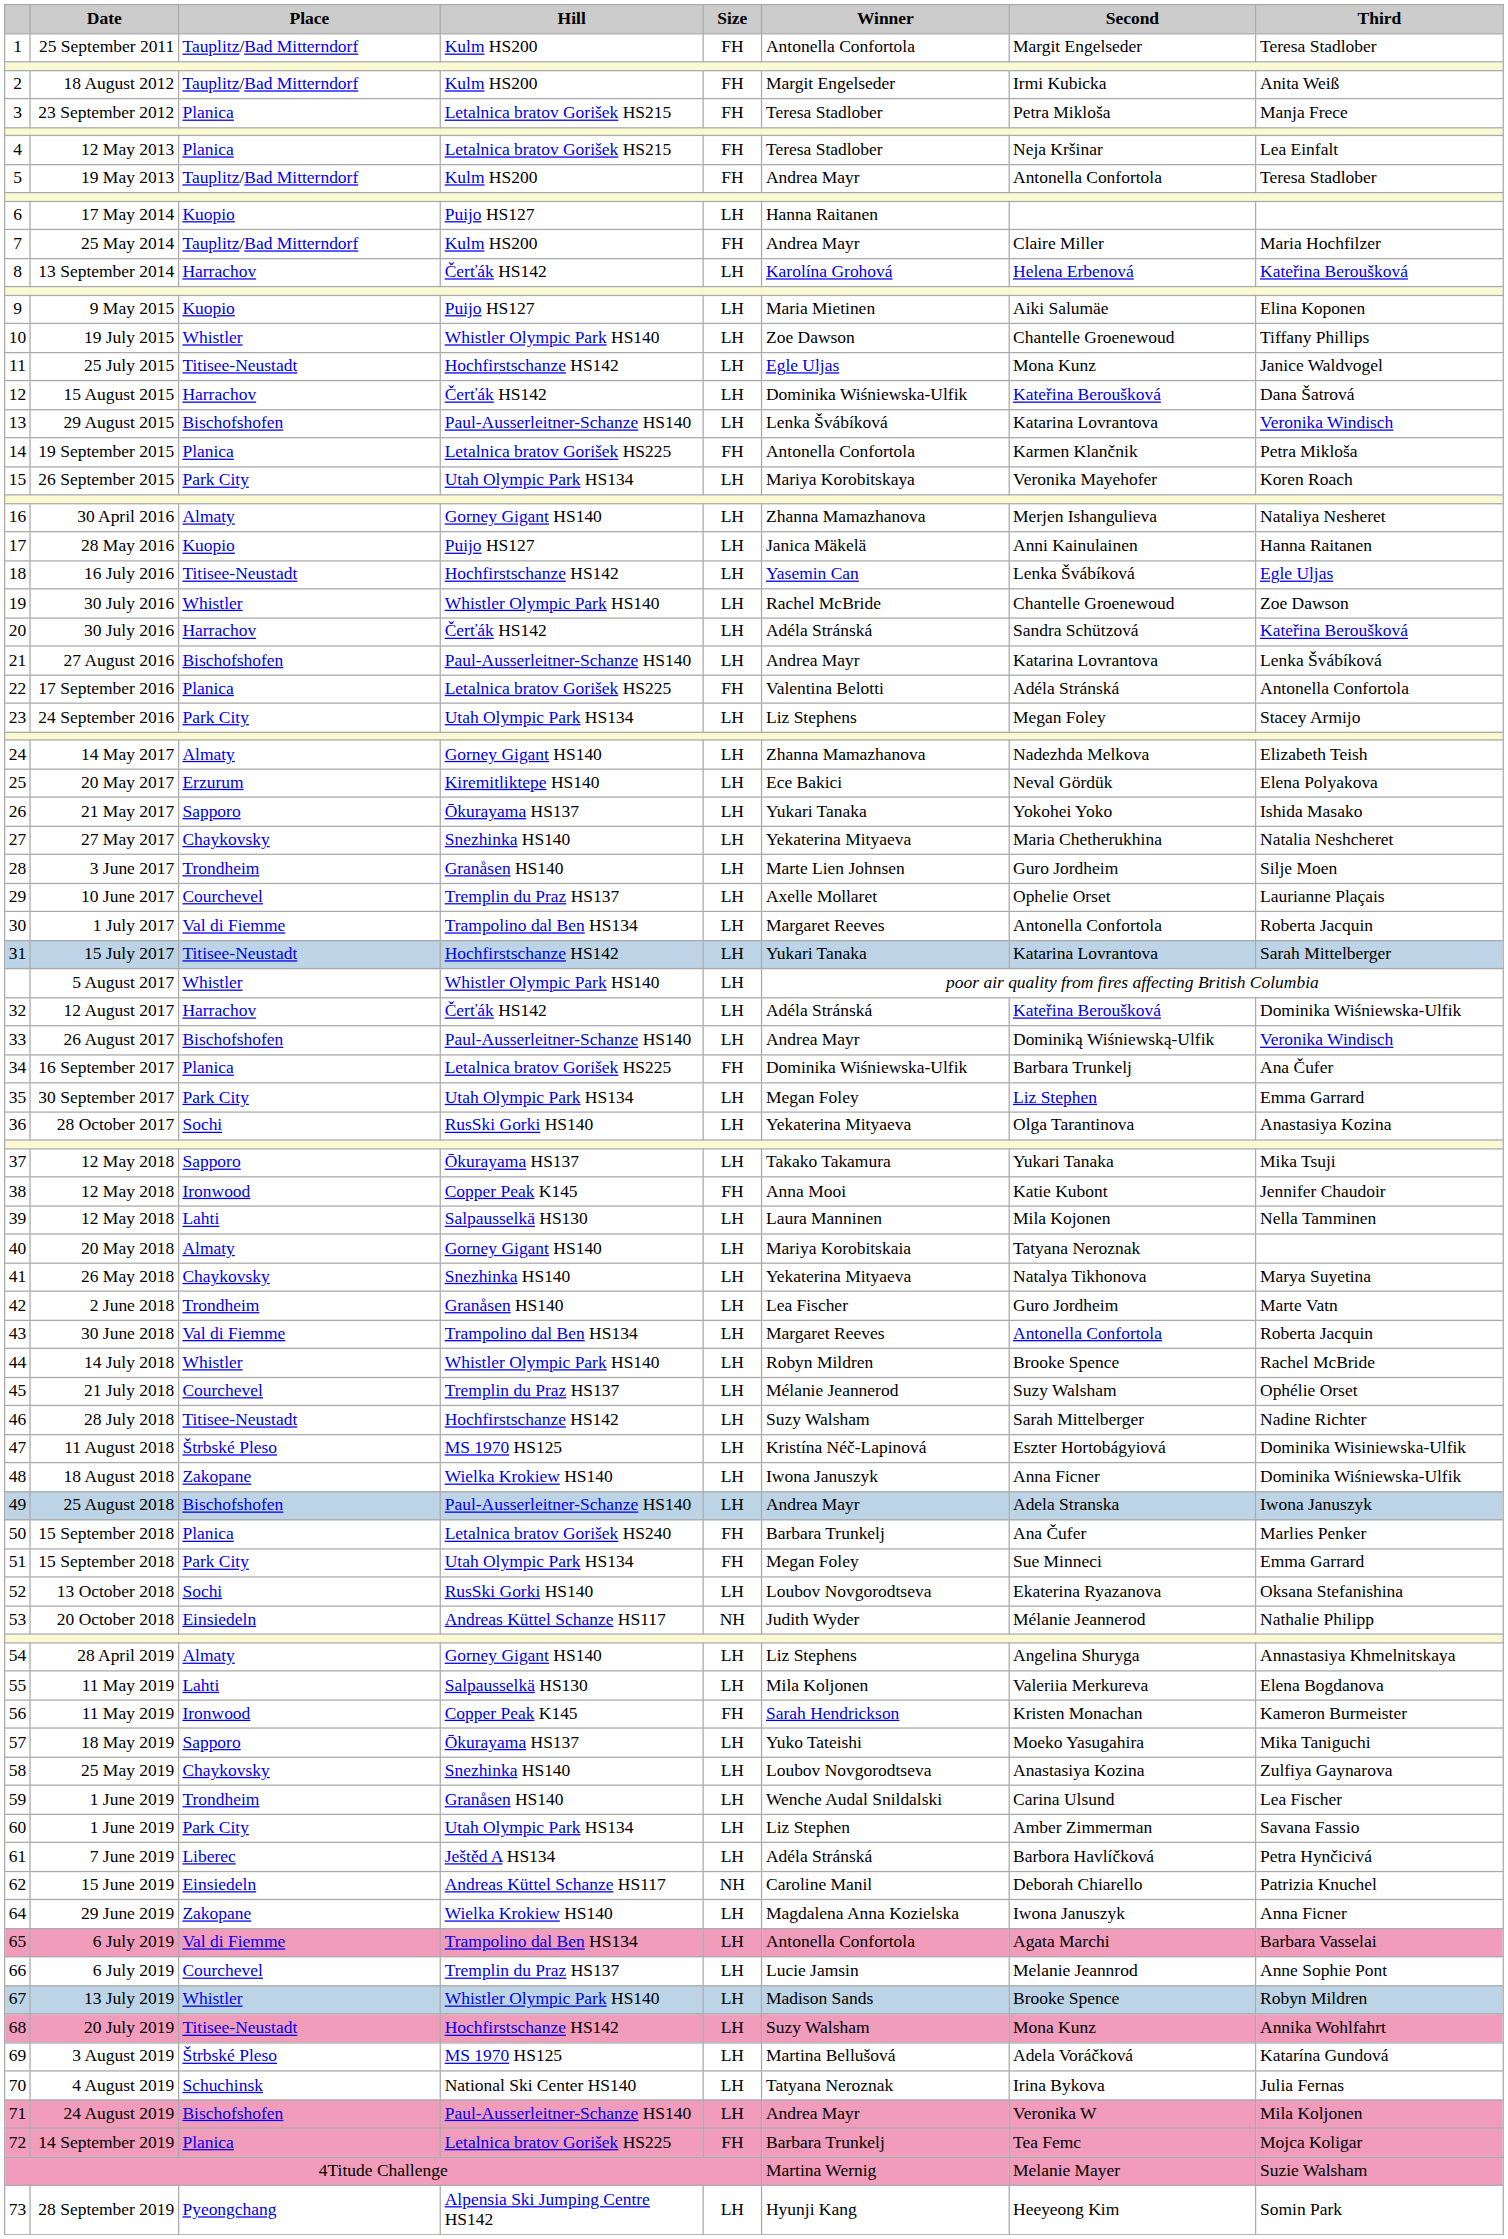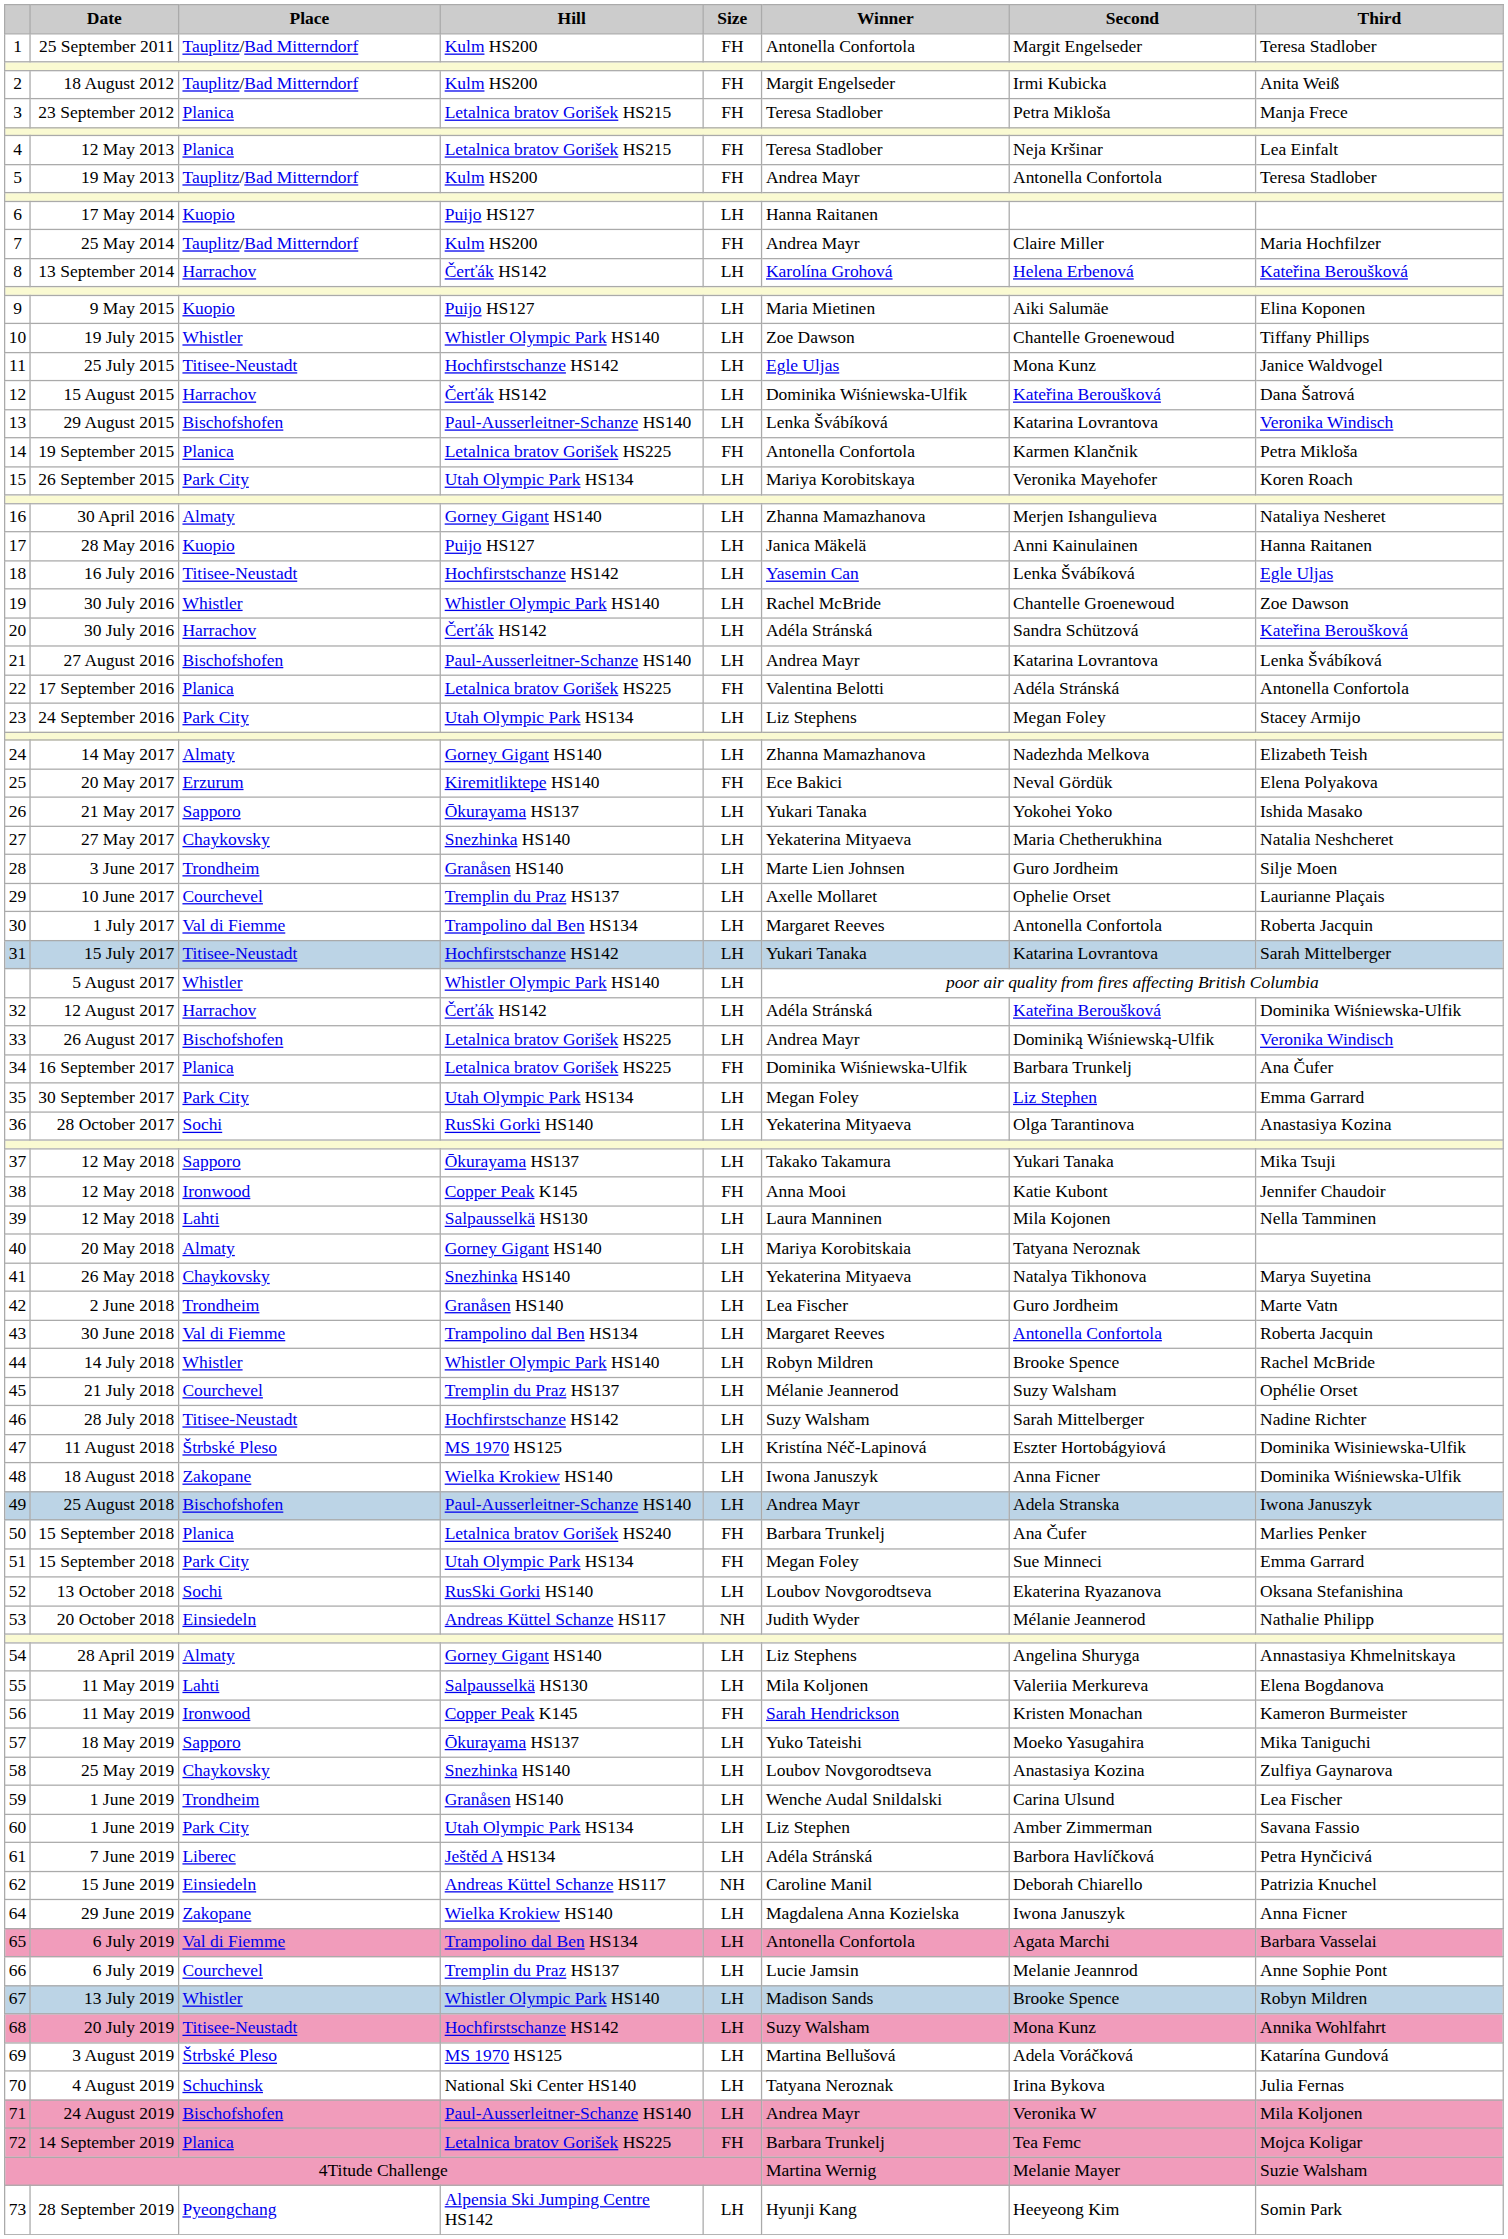(732, 782) LH -> (732, 782) FH
(568, 1039) Paul-Ausserleitner-Schanze HS140 -> (558, 1039) Letalnica bratov Gorišek HS225
